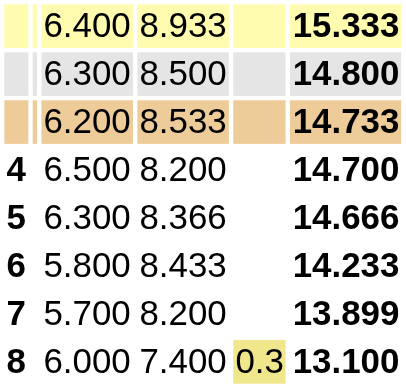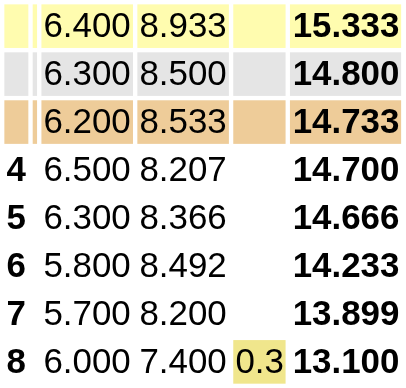(183, 169) 8.200 -> (183, 169) 8.207
(183, 265) 8.433 -> (183, 265) 8.492
